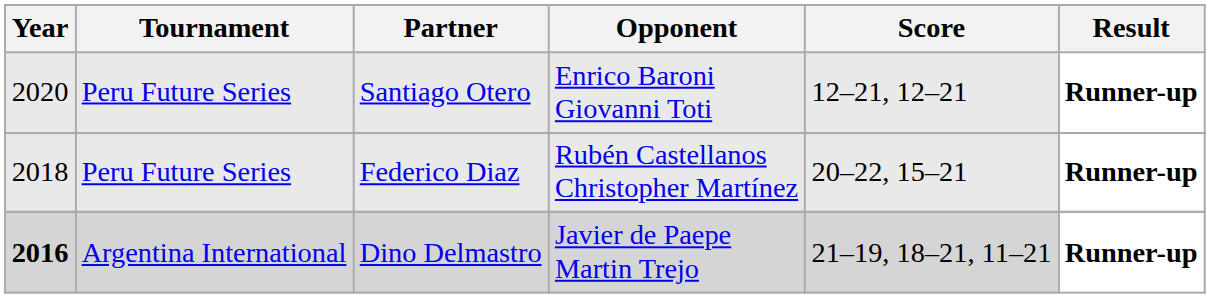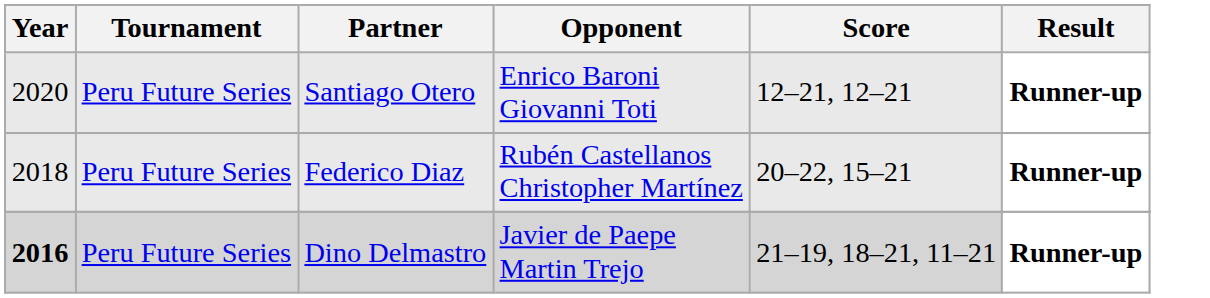(214, 252) Argentina International -> (186, 252) Peru Future Series
